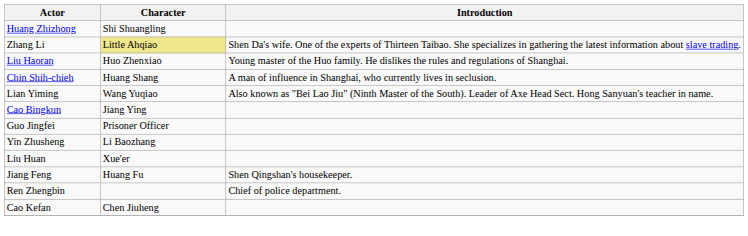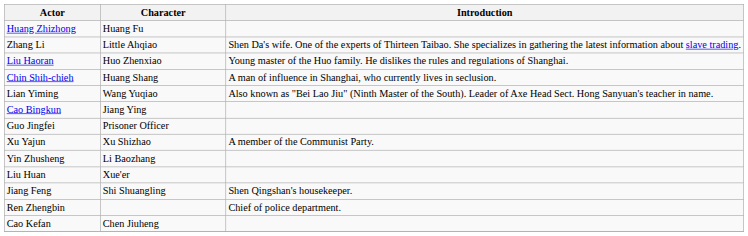(134, 28) Shi Shuangling -> (123, 28) Huang Fu
(130, 45) khaki background -> (130, 45) no background
+ row: (26, 142)
(123, 175) Huang Fu -> (134, 191) Shi Shuangling
